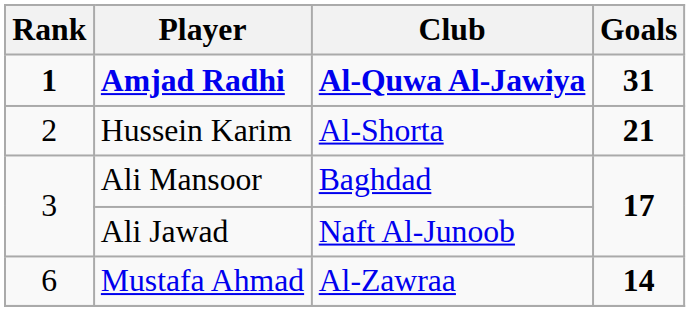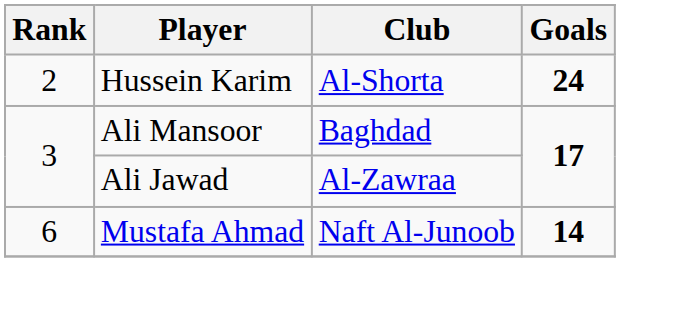- row: (193, 79)
(639, 130) 21 -> (568, 79) 24
(417, 230) Naft Al-Junoob -> (387, 180) Al-Zawraa
(387, 280) Al-Zawraa -> (417, 230) Naft Al-Junoob
